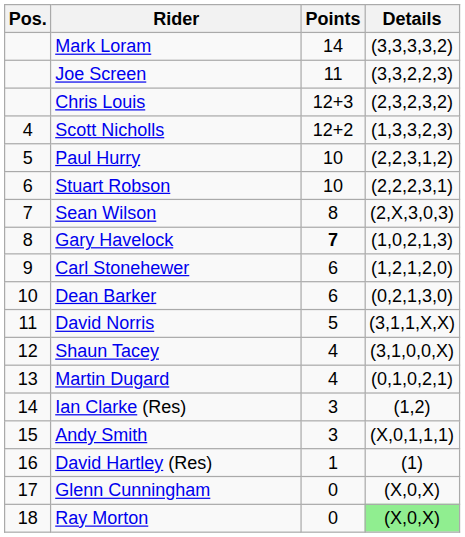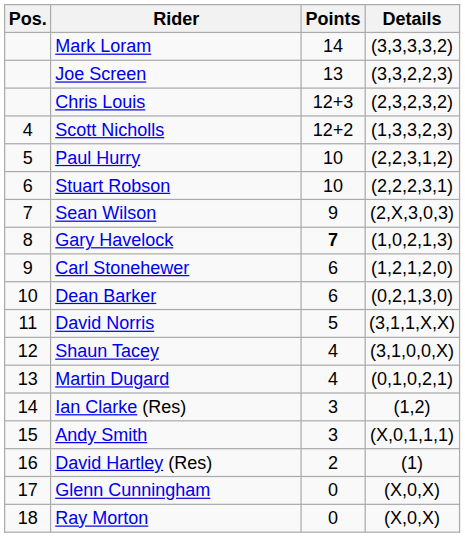(333, 74) 11 -> (333, 74) 13
(333, 213) 8 -> (333, 213) 9
(333, 462) 1 -> (333, 462) 2
(412, 518) lightgreen background -> (412, 518) no background
